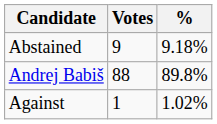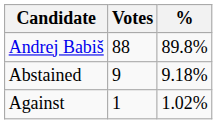rows swapped: (56, 75) <-> (45, 47)
